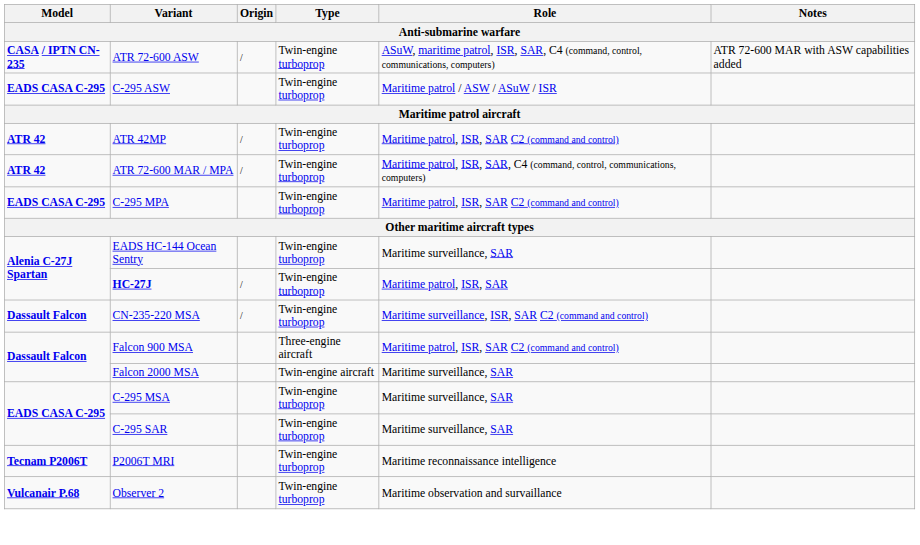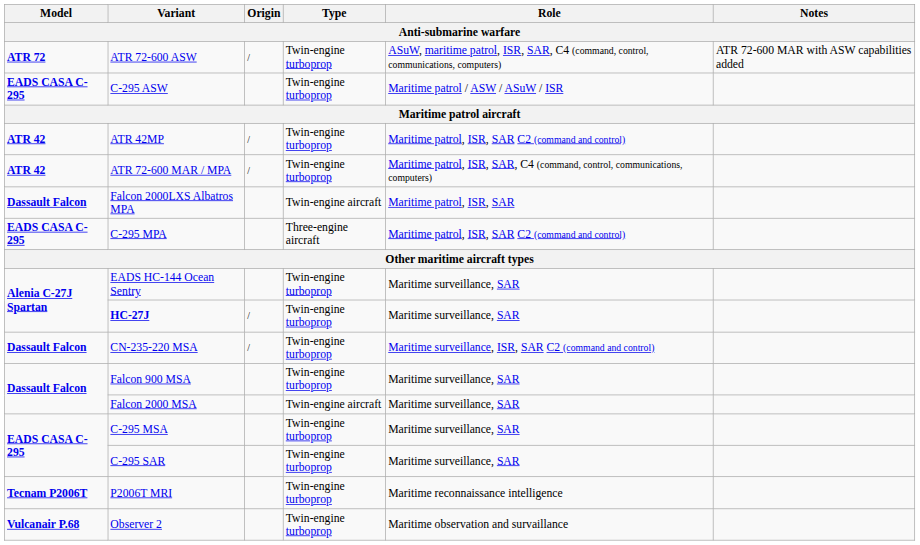(53, 57) CASA / IPTN CN-235 -> (26, 57) ATR 72
+ row: (172, 202)
(308, 202) Twin-engine turboprop -> (317, 234) Three-engine aircraft
(445, 284) Maritime patrol, ISR, SAR -> (454, 316) Maritime surveillance, SAR
(310, 347) Three-engine aircraft -> (315, 379) Twin-engine turboprop
(500, 347) Maritime patrol, ISR, SAR C2 (command and control) -> (454, 379) Maritime surveillance, SAR
